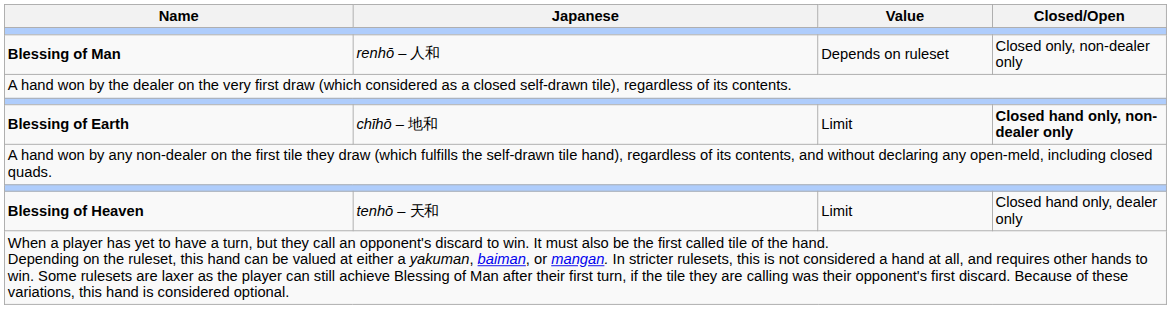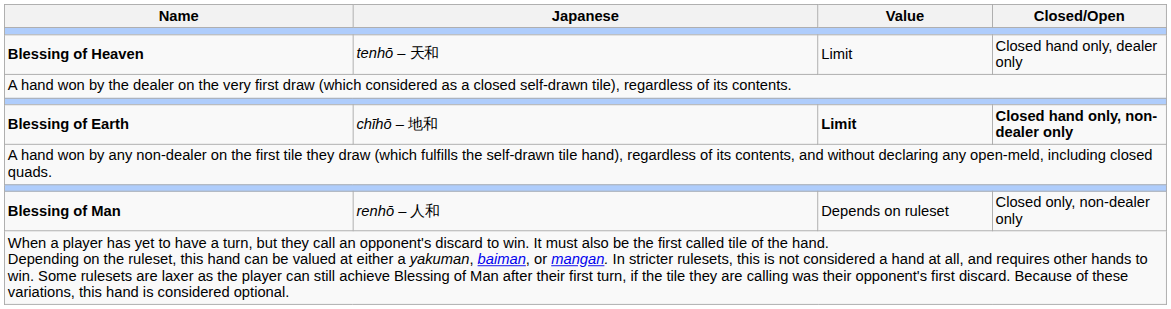rows swapped: (76, 211) <-> (64, 54)
(837, 124) normal -> (839, 124) bold
